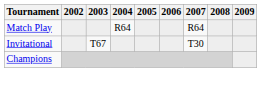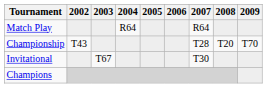+ row: (36, 43)
